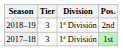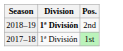- column: (47, 11)
(78, 24) normal -> (59, 24) bold
